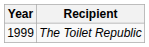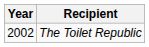(20, 33) 1999 -> (20, 33) 2002
